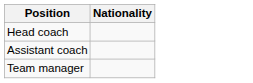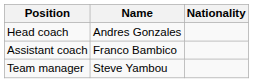+ column: (137, 13)
